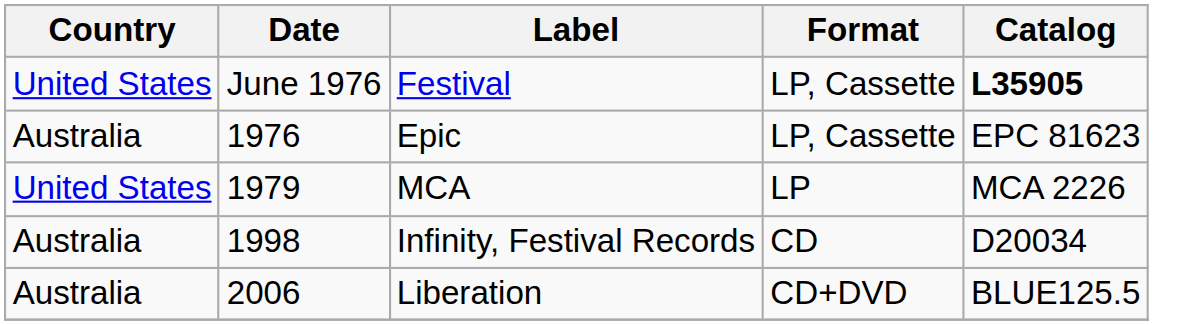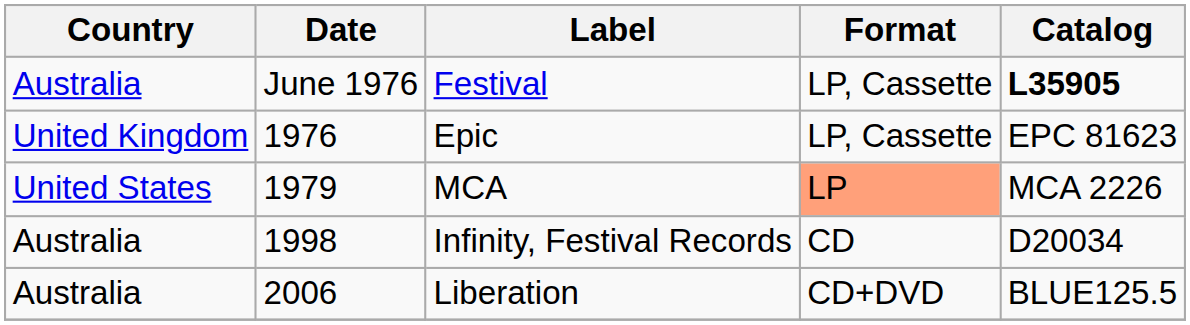(112, 83) United States -> (77, 83) Australia
(77, 135) Australia -> (130, 135) United Kingdom
(791, 188) no background -> (827, 188) lightsalmon background
